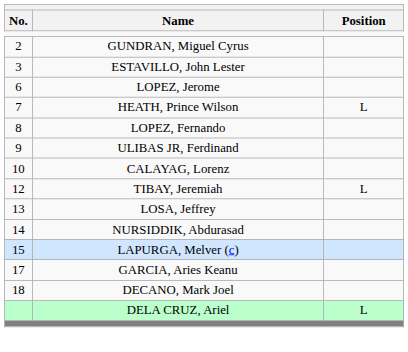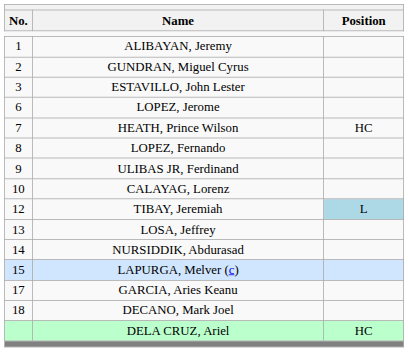+ row: (18, 46)
(364, 107) L -> (364, 127) HC
(364, 188) no background -> (364, 209) lightblue background
(364, 310) L -> (364, 330) HC
